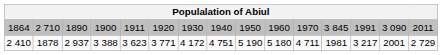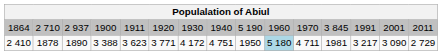(77, 27) 1890 -> (77, 27) 2 937
(250, 27) 1950 -> (250, 27) 5 190
(394, 27) 3 090 -> (394, 27) 2001
(77, 43) 2 937 -> (77, 43) 1890
(250, 43) 5 190 -> (250, 43) 1950
(279, 43) no background -> (279, 43) lightblue background
(394, 43) 2001 -> (394, 43) 3 090
